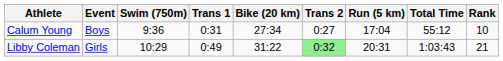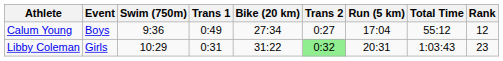(211, 31) 0:31 -> (211, 31) 0:49
(482, 31) 10 -> (482, 31) 12
(211, 48) 0:49 -> (211, 48) 0:31
(482, 48) 21 -> (482, 48) 23
